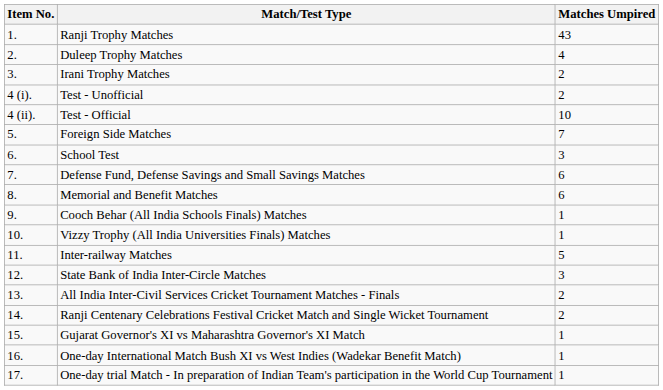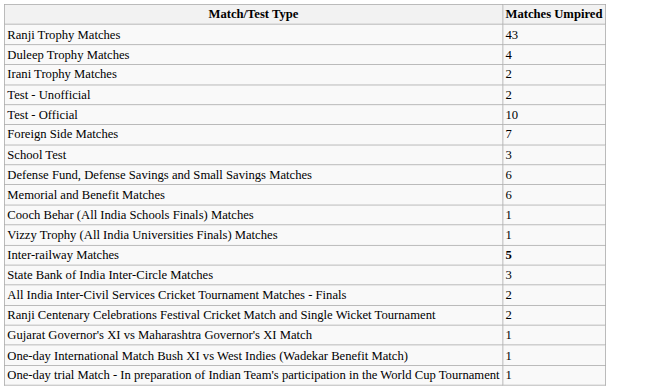- column: (31, 14)
(561, 255) normal -> (509, 255) bold
